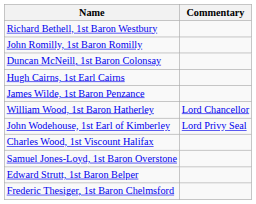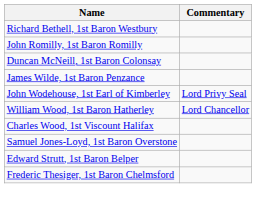- row: (66, 77)
rows swapped: (80, 110) <-> (88, 126)
